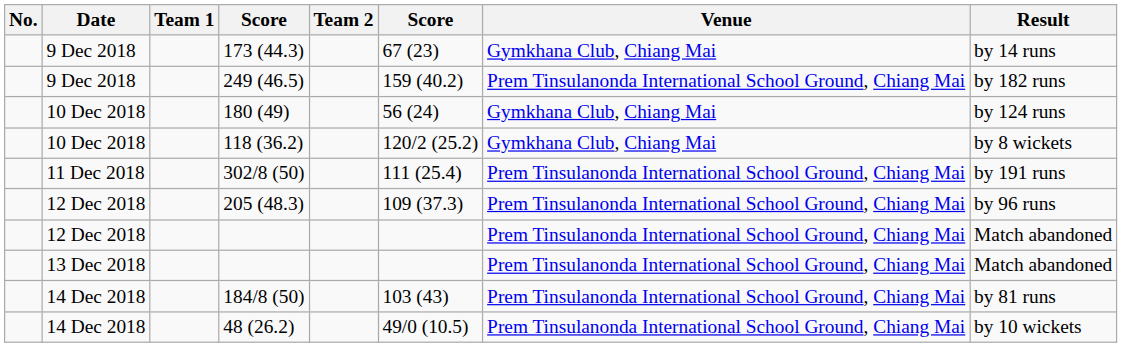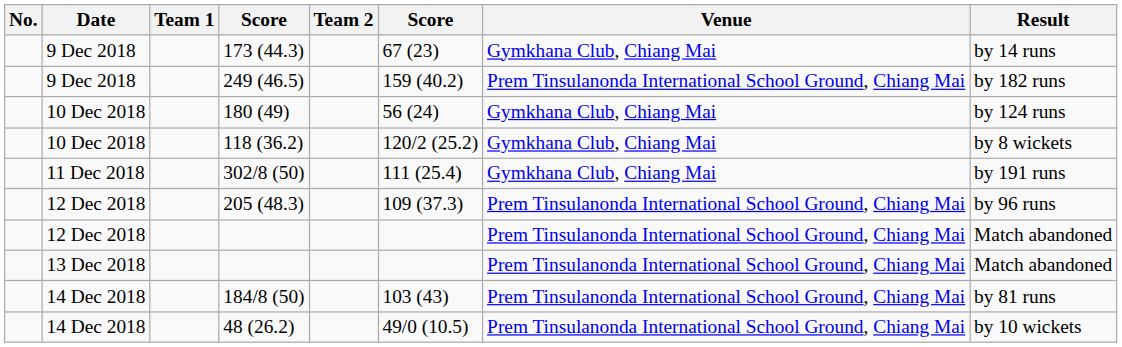(726, 173) Prem Tinsulanonda International School Ground, Chiang Mai -> (602, 173) Gymkhana Club, Chiang Mai
